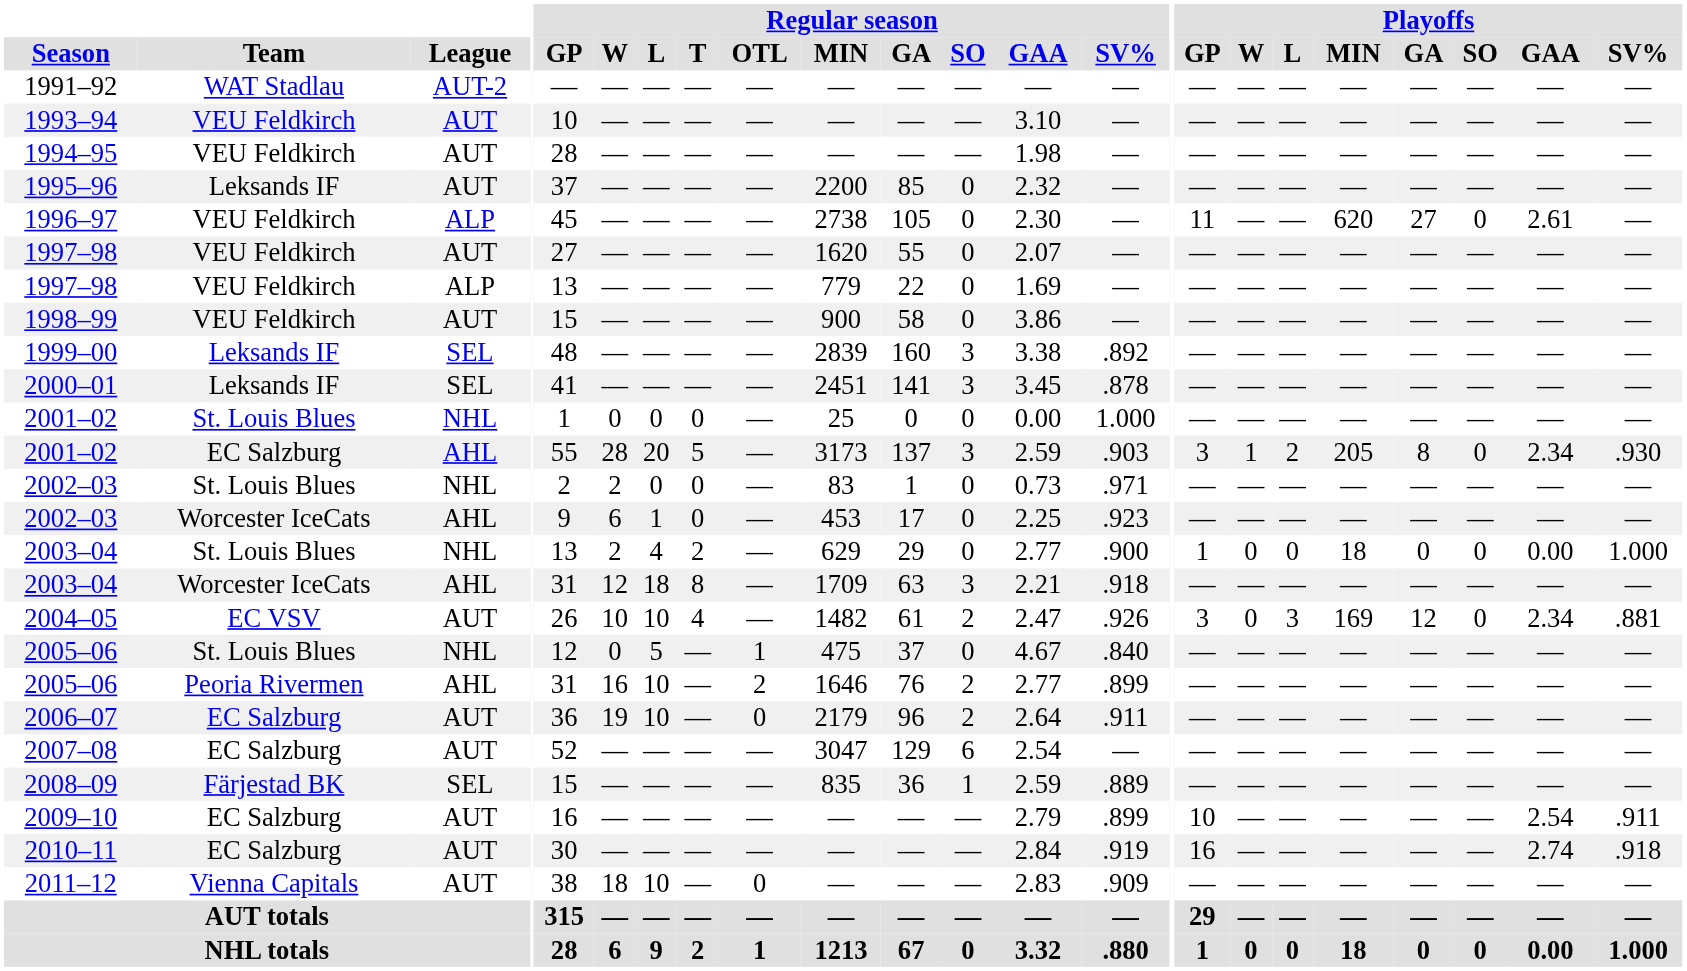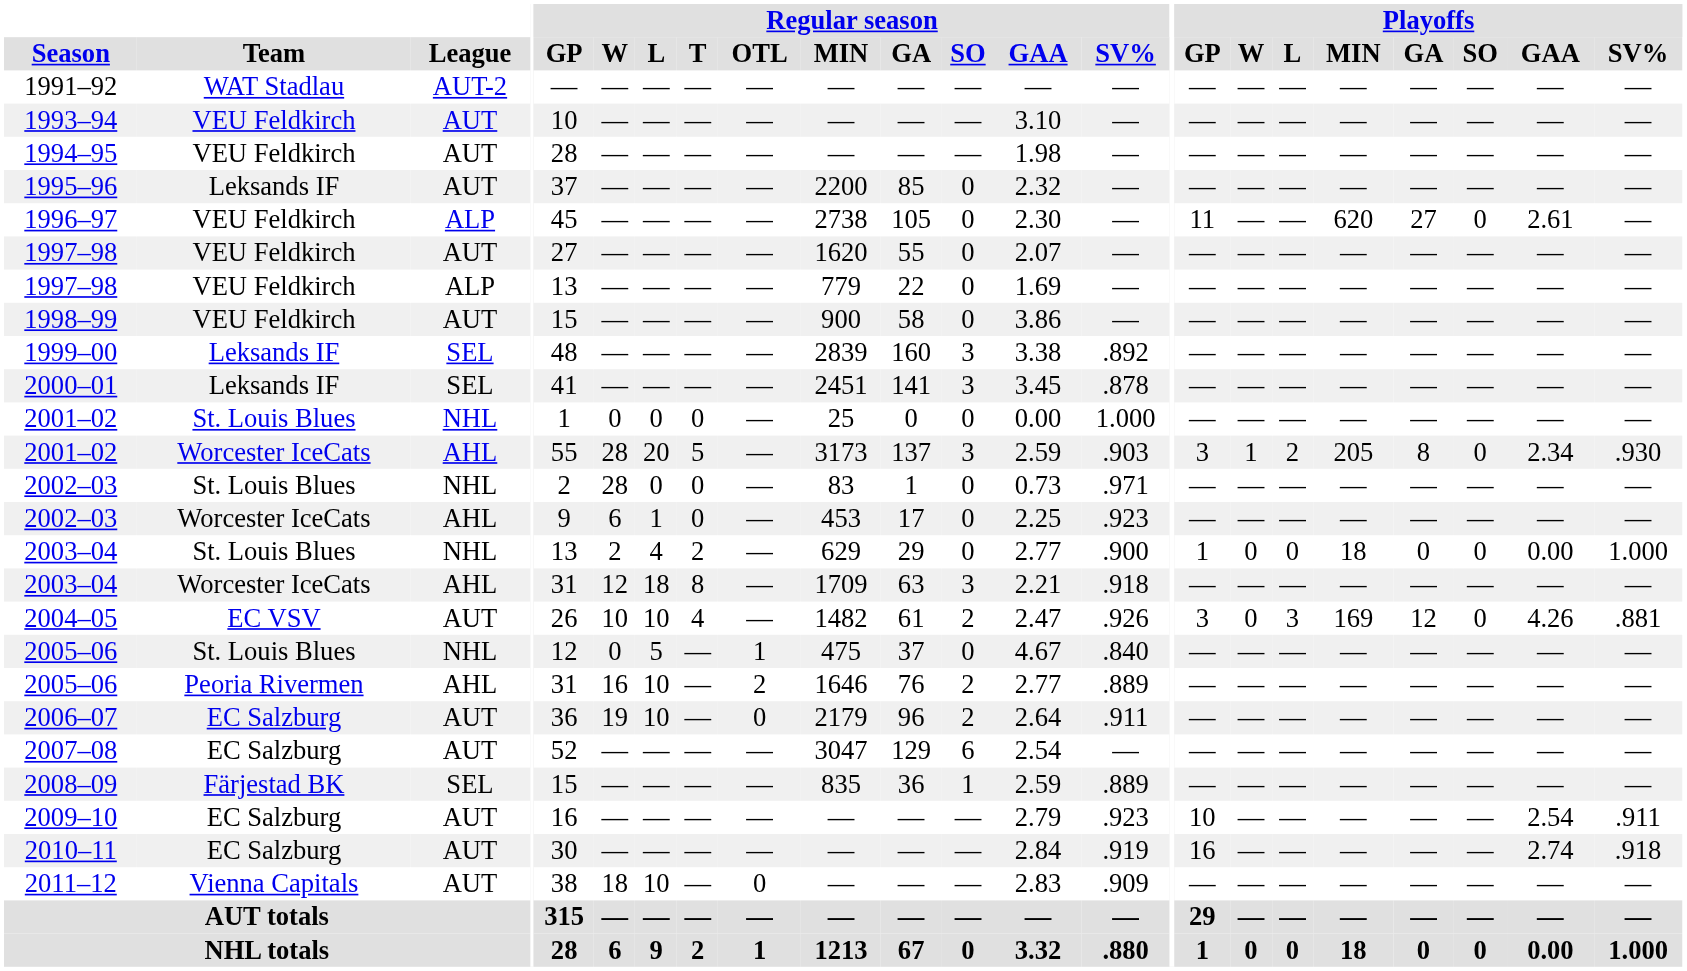(274, 451) EC Salzburg -> (274, 451) Worcester IceCats
(615, 485) 2 -> (615, 485) 28
(1550, 617) 2.34 -> (1550, 617) 4.26
(1126, 684) .899 -> (1126, 684) .889
(1126, 817) .899 -> (1126, 817) .923
